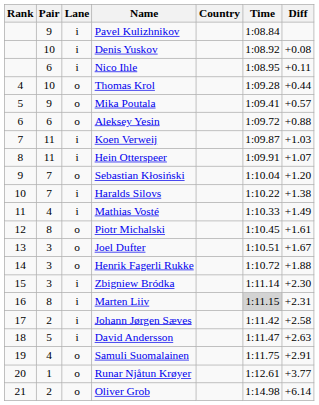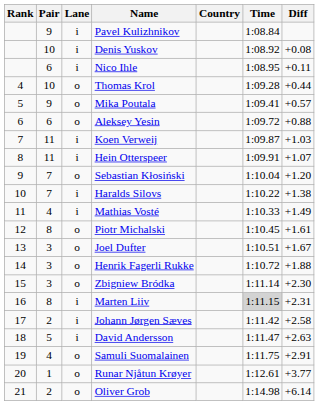(77, 283) i -> (77, 283) o
